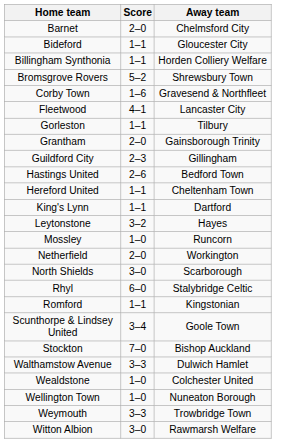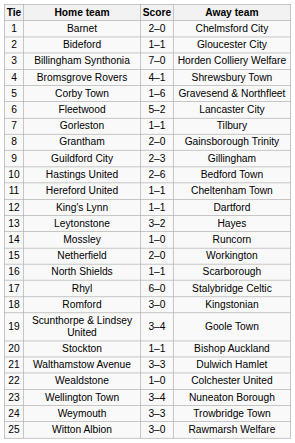+ column: (14, 12)
(138, 61) 1–1 -> (157, 61) 7–0
(138, 77) 5–2 -> (157, 77) 4–1
(138, 110) 4–1 -> (157, 110) 5–2
(138, 272) 3–0 -> (157, 272) 1–1
(138, 304) 1–1 -> (157, 304) 3–0
(138, 348) 7–0 -> (157, 348) 1–1
(138, 397) 1–0 -> (157, 397) 3–4
